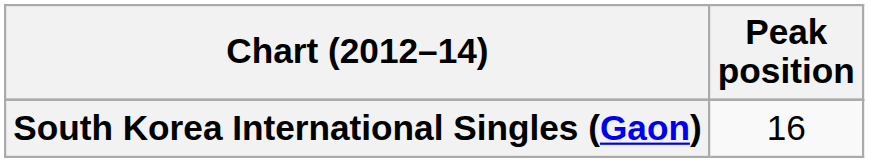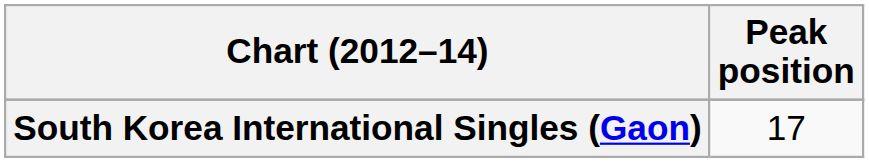(786, 127) 16 -> (786, 127) 17
